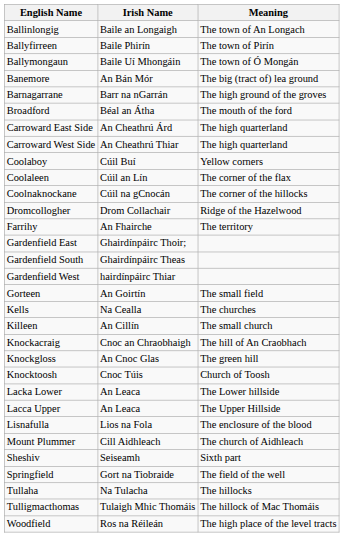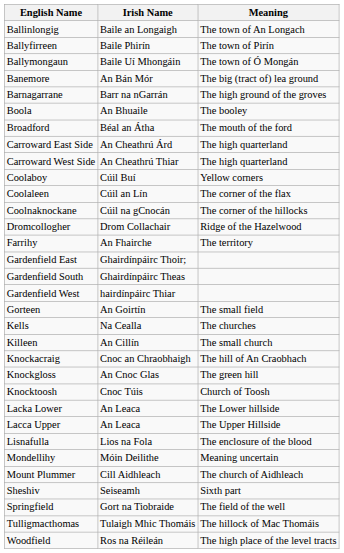+ row: (19, 111)
+ row: (31, 458)
- row: (22, 491)
